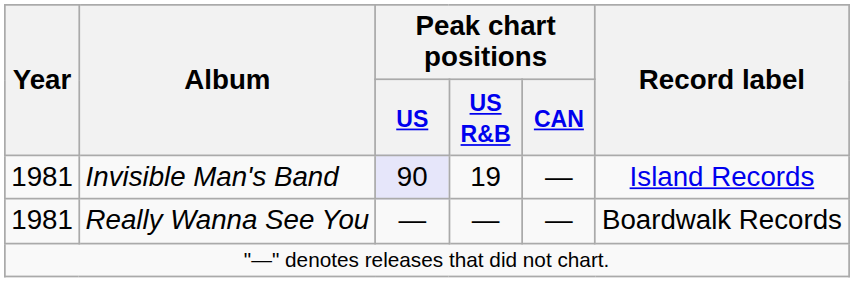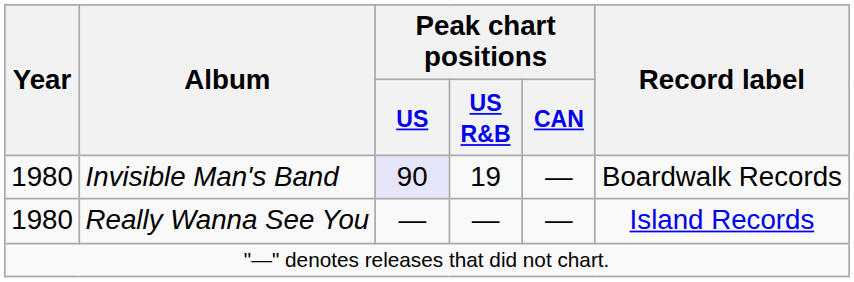(42, 176) 1981 -> (42, 176) 1980
(722, 176) Island Records -> (722, 176) Boardwalk Records
(42, 220) 1981 -> (42, 220) 1980
(722, 220) Boardwalk Records -> (722, 220) Island Records
